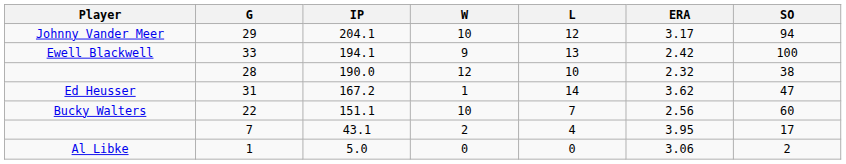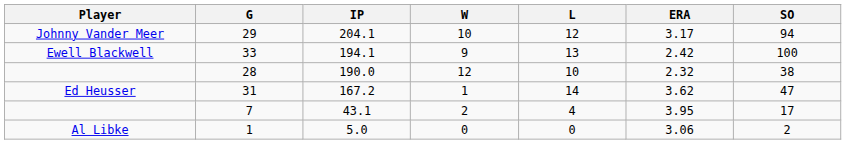- row: (357, 110)
